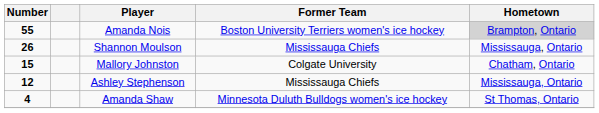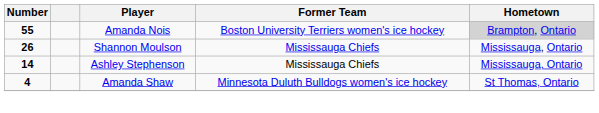- row: (138, 64)
(27, 82) 12 -> (27, 64) 14
